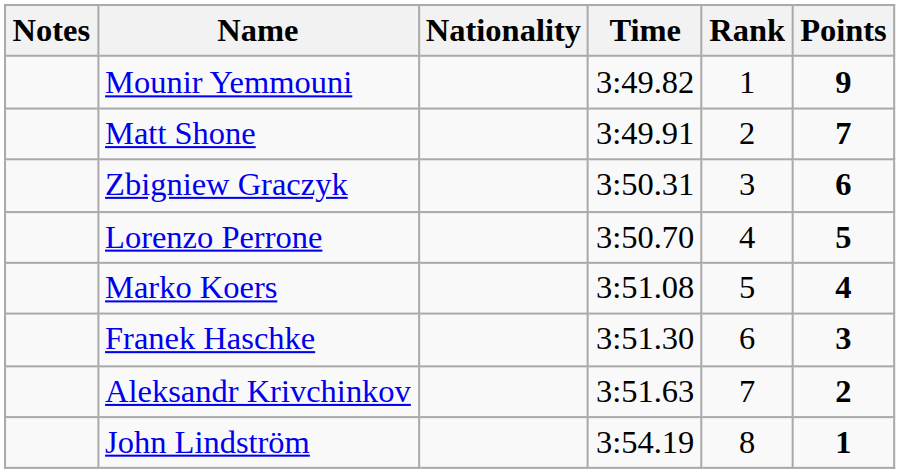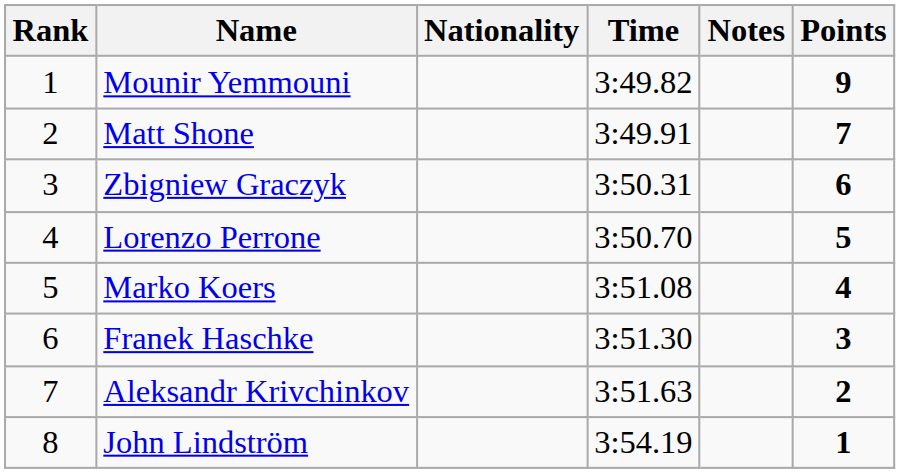columns swapped: (747, 30) <-> (51, 30)
